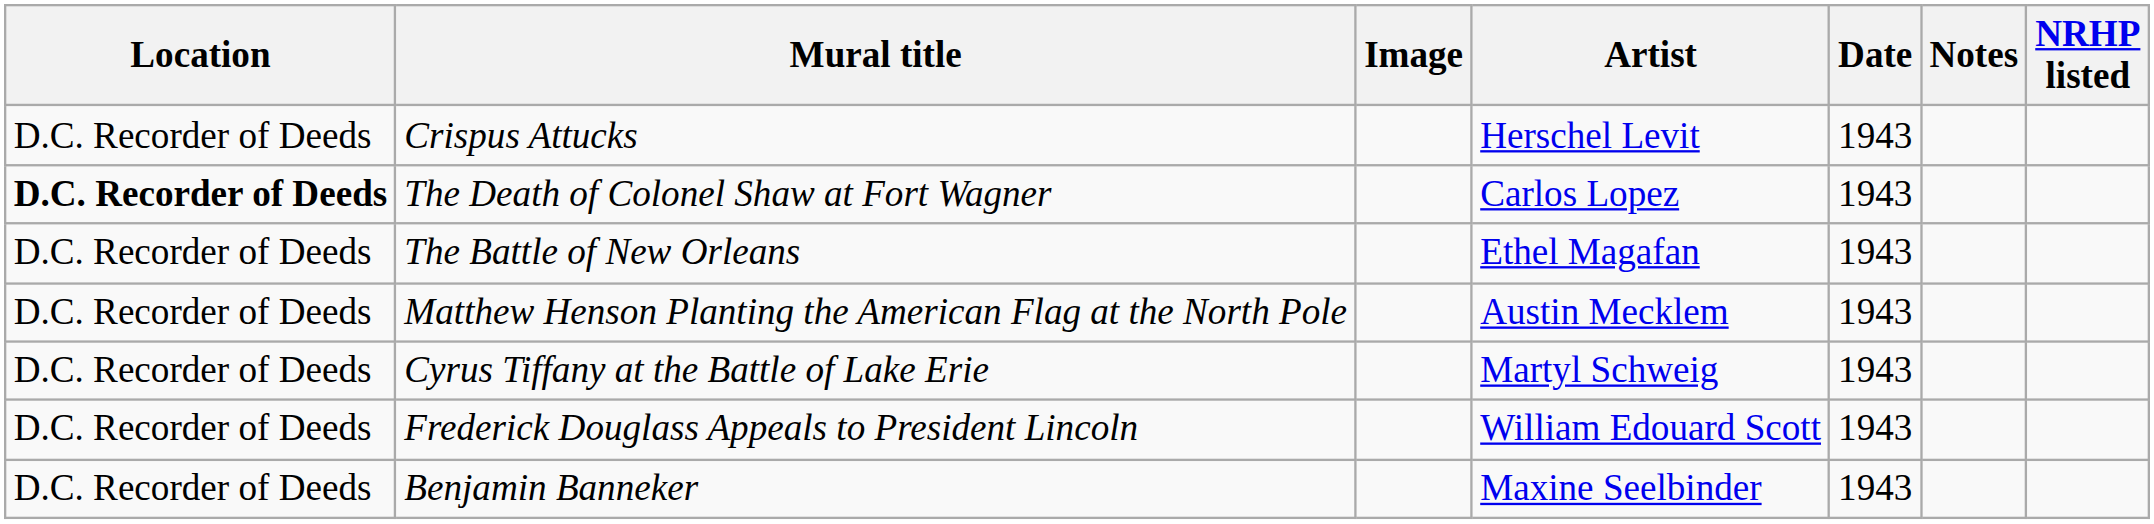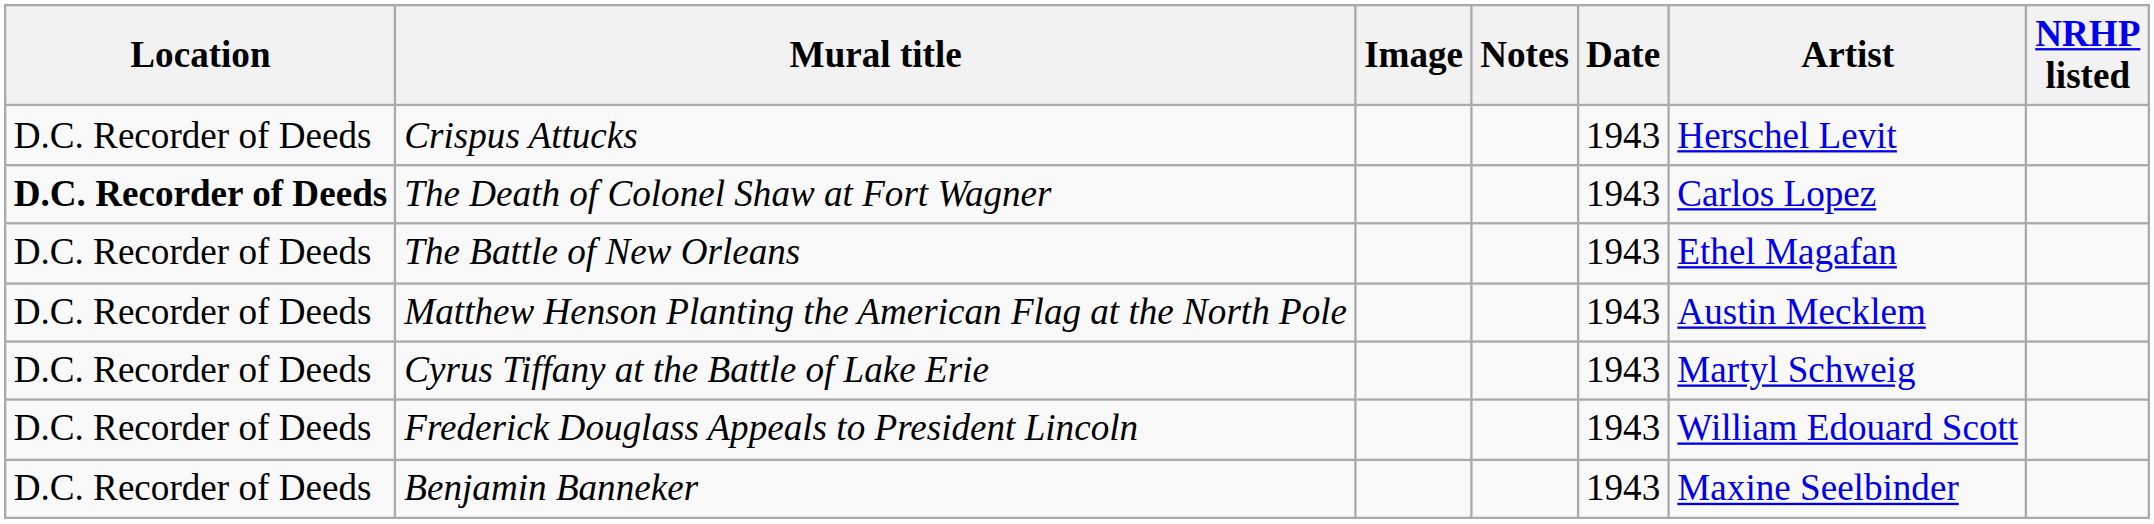columns swapped: (1651, 54) <-> (1974, 54)
